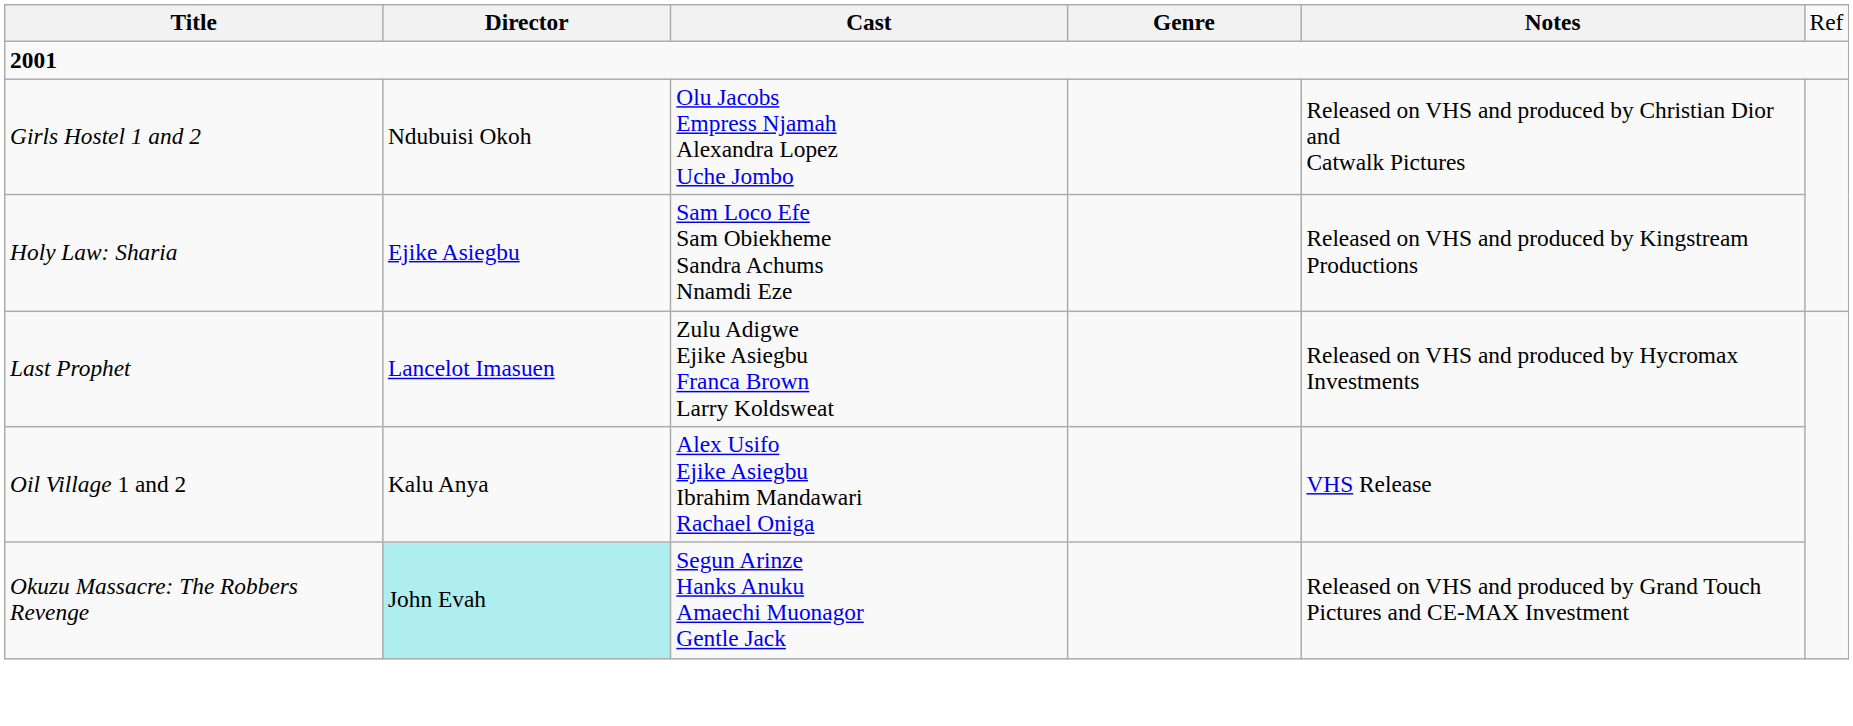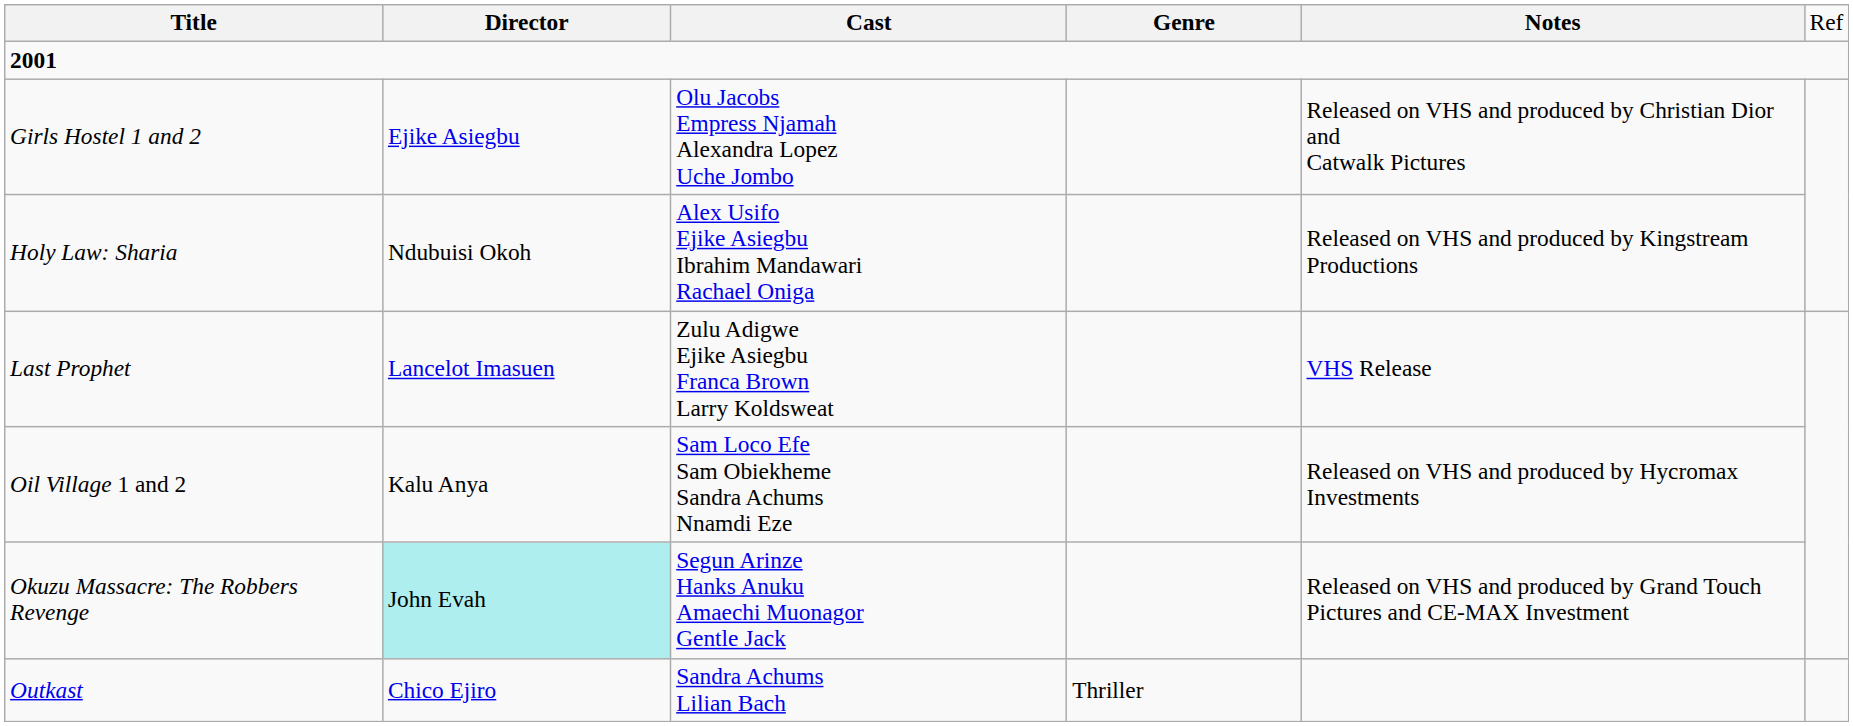(460, 136) Ndubuisi Okoh -> (454, 136) Ejike Asiegbu
(454, 252) Ejike Asiegbu -> (460, 252) Ndubuisi Okoh
(754, 252) Sam Loco Efe Sam Obiekheme Sandra Achums Nnamdi Eze -> (769, 252) Alex Usifo Ejike Asiegbu Ibrahim Mandawari Rachael Oniga
(1522, 368) Released on VHS and produced by Hycromax Investments -> (1369, 368) VHS Release
(769, 484) Alex Usifo Ejike Asiegbu Ibrahim Mandawari Rachael Oniga -> (754, 484) Sam Loco Efe Sam Obiekheme Sandra Achums Nnamdi Eze
(1369, 484) VHS Release -> (1522, 484) Released on VHS and produced by Hycromax Investments
+ row: (46, 689)
